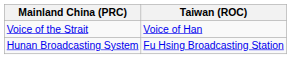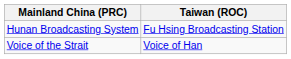rows swapped: (47, 29) <-> (73, 45)
